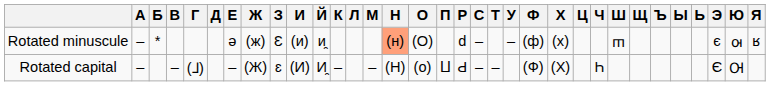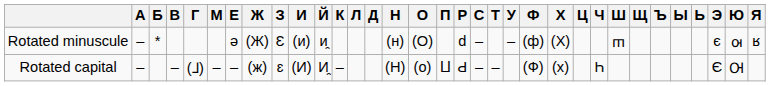columns swapped: (216, 16) <-> (372, 16)
(256, 40) (ж) -> (257, 40) (Ж)
(395, 40) lightsalmon background -> (395, 40) no background
(561, 40) (х) -> (561, 40) (Х)
(256, 67) (Ж) -> (257, 67) (ж)
(561, 67) (Х) -> (561, 67) (х)
